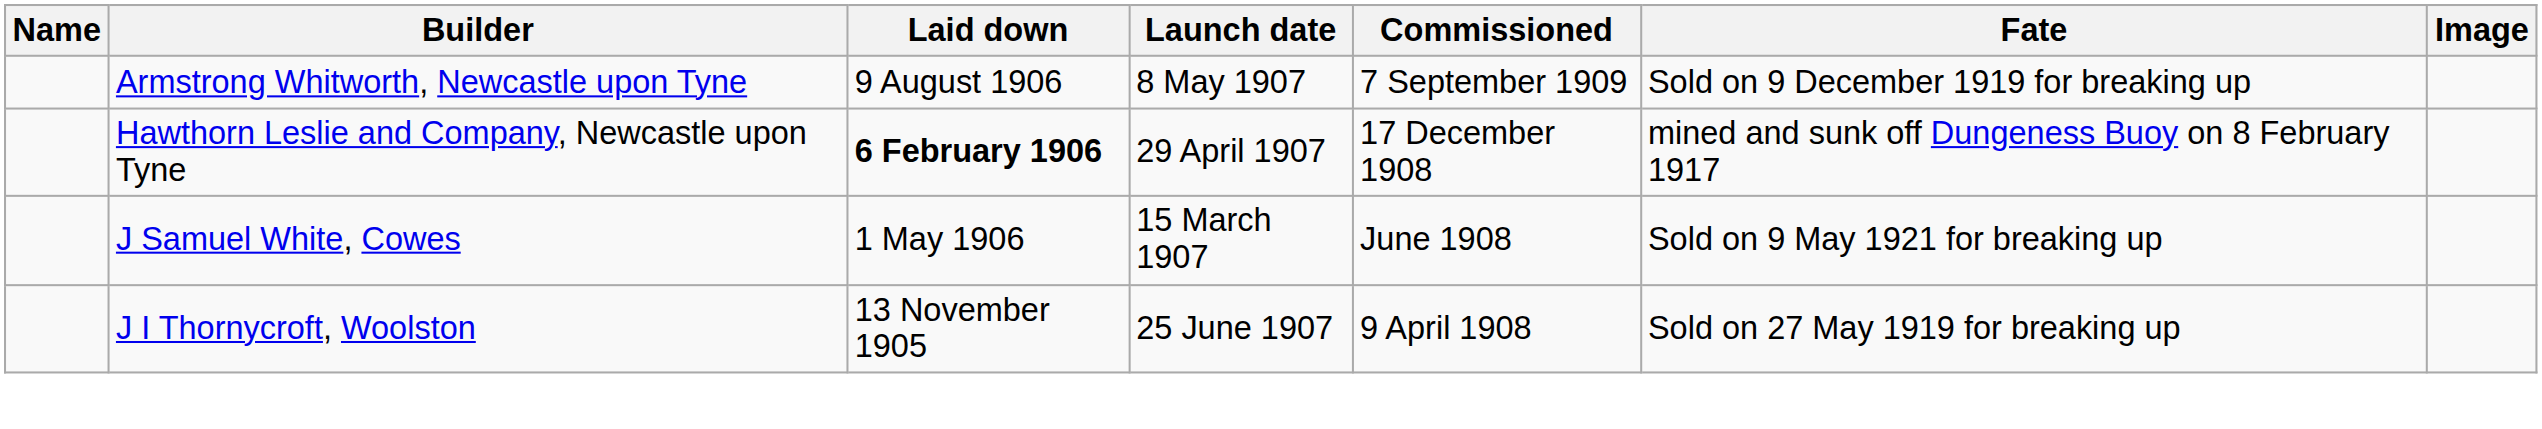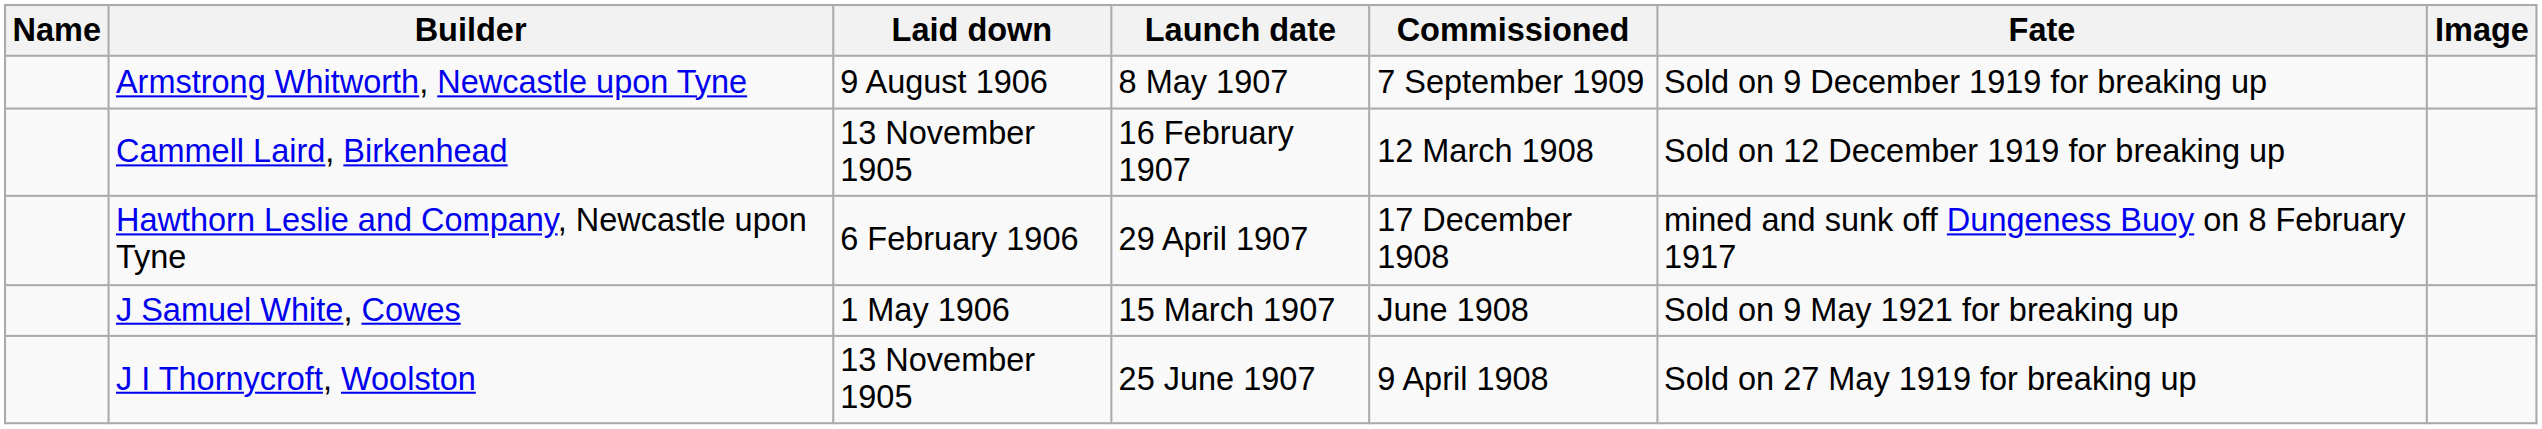+ row: (312, 151)
(978, 151) bold -> (959, 239) normal
